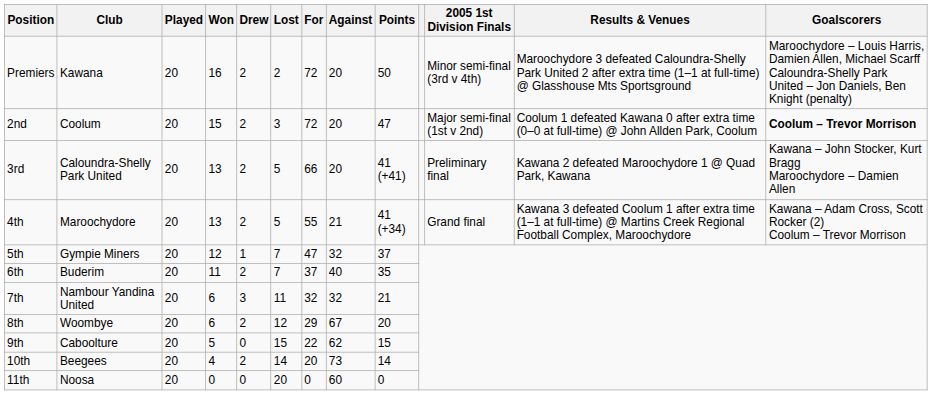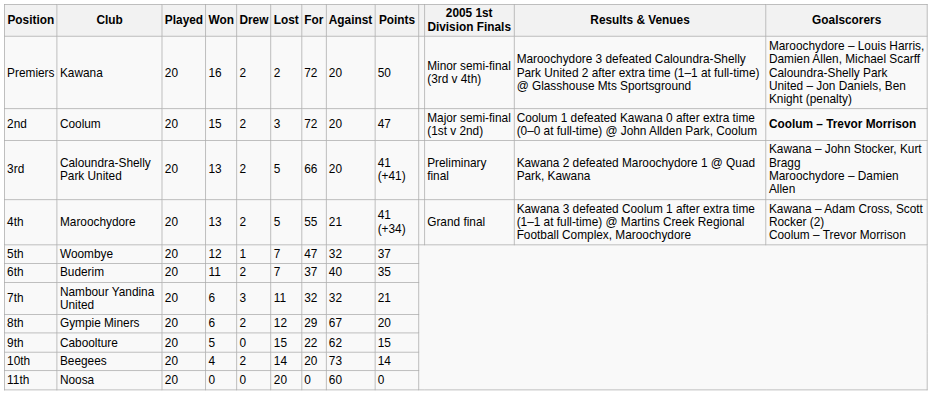(100, 254) Gympie Miners -> (86, 254) Woombye
(86, 323) Woombye -> (100, 323) Gympie Miners
